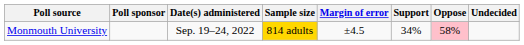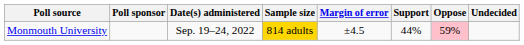(411, 31) 34% -> (411, 31) 44%
(450, 31) 58% -> (450, 31) 59%
